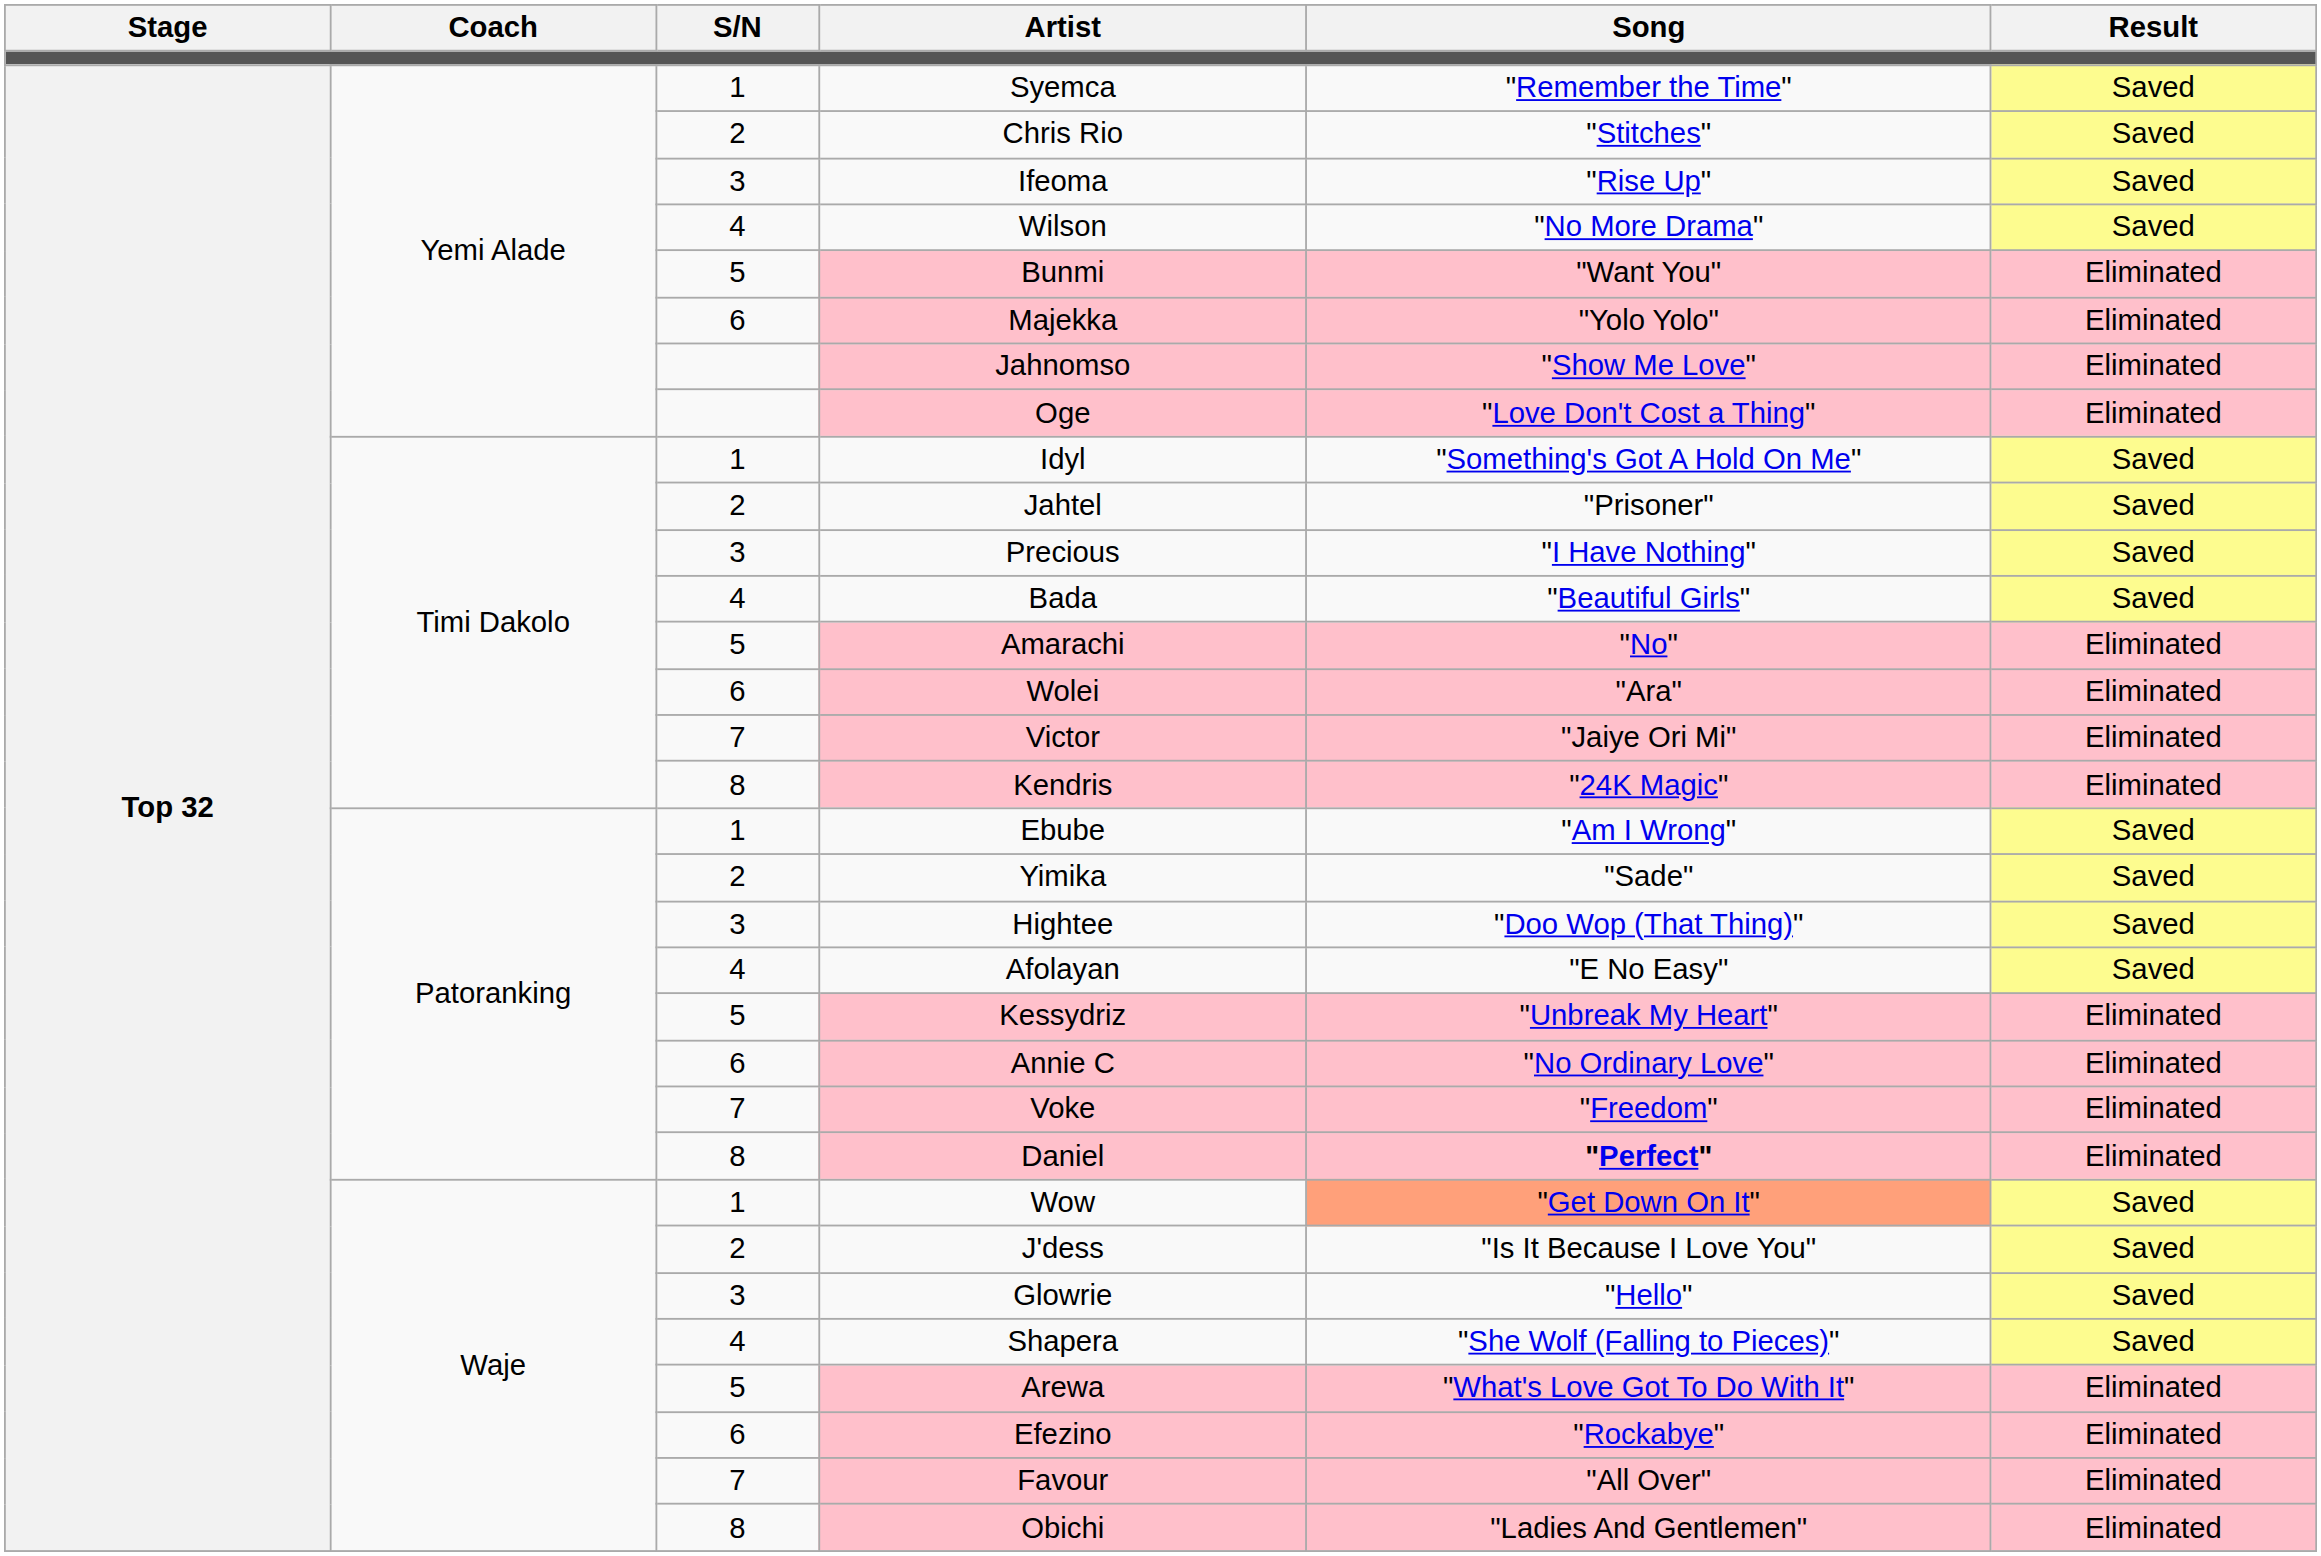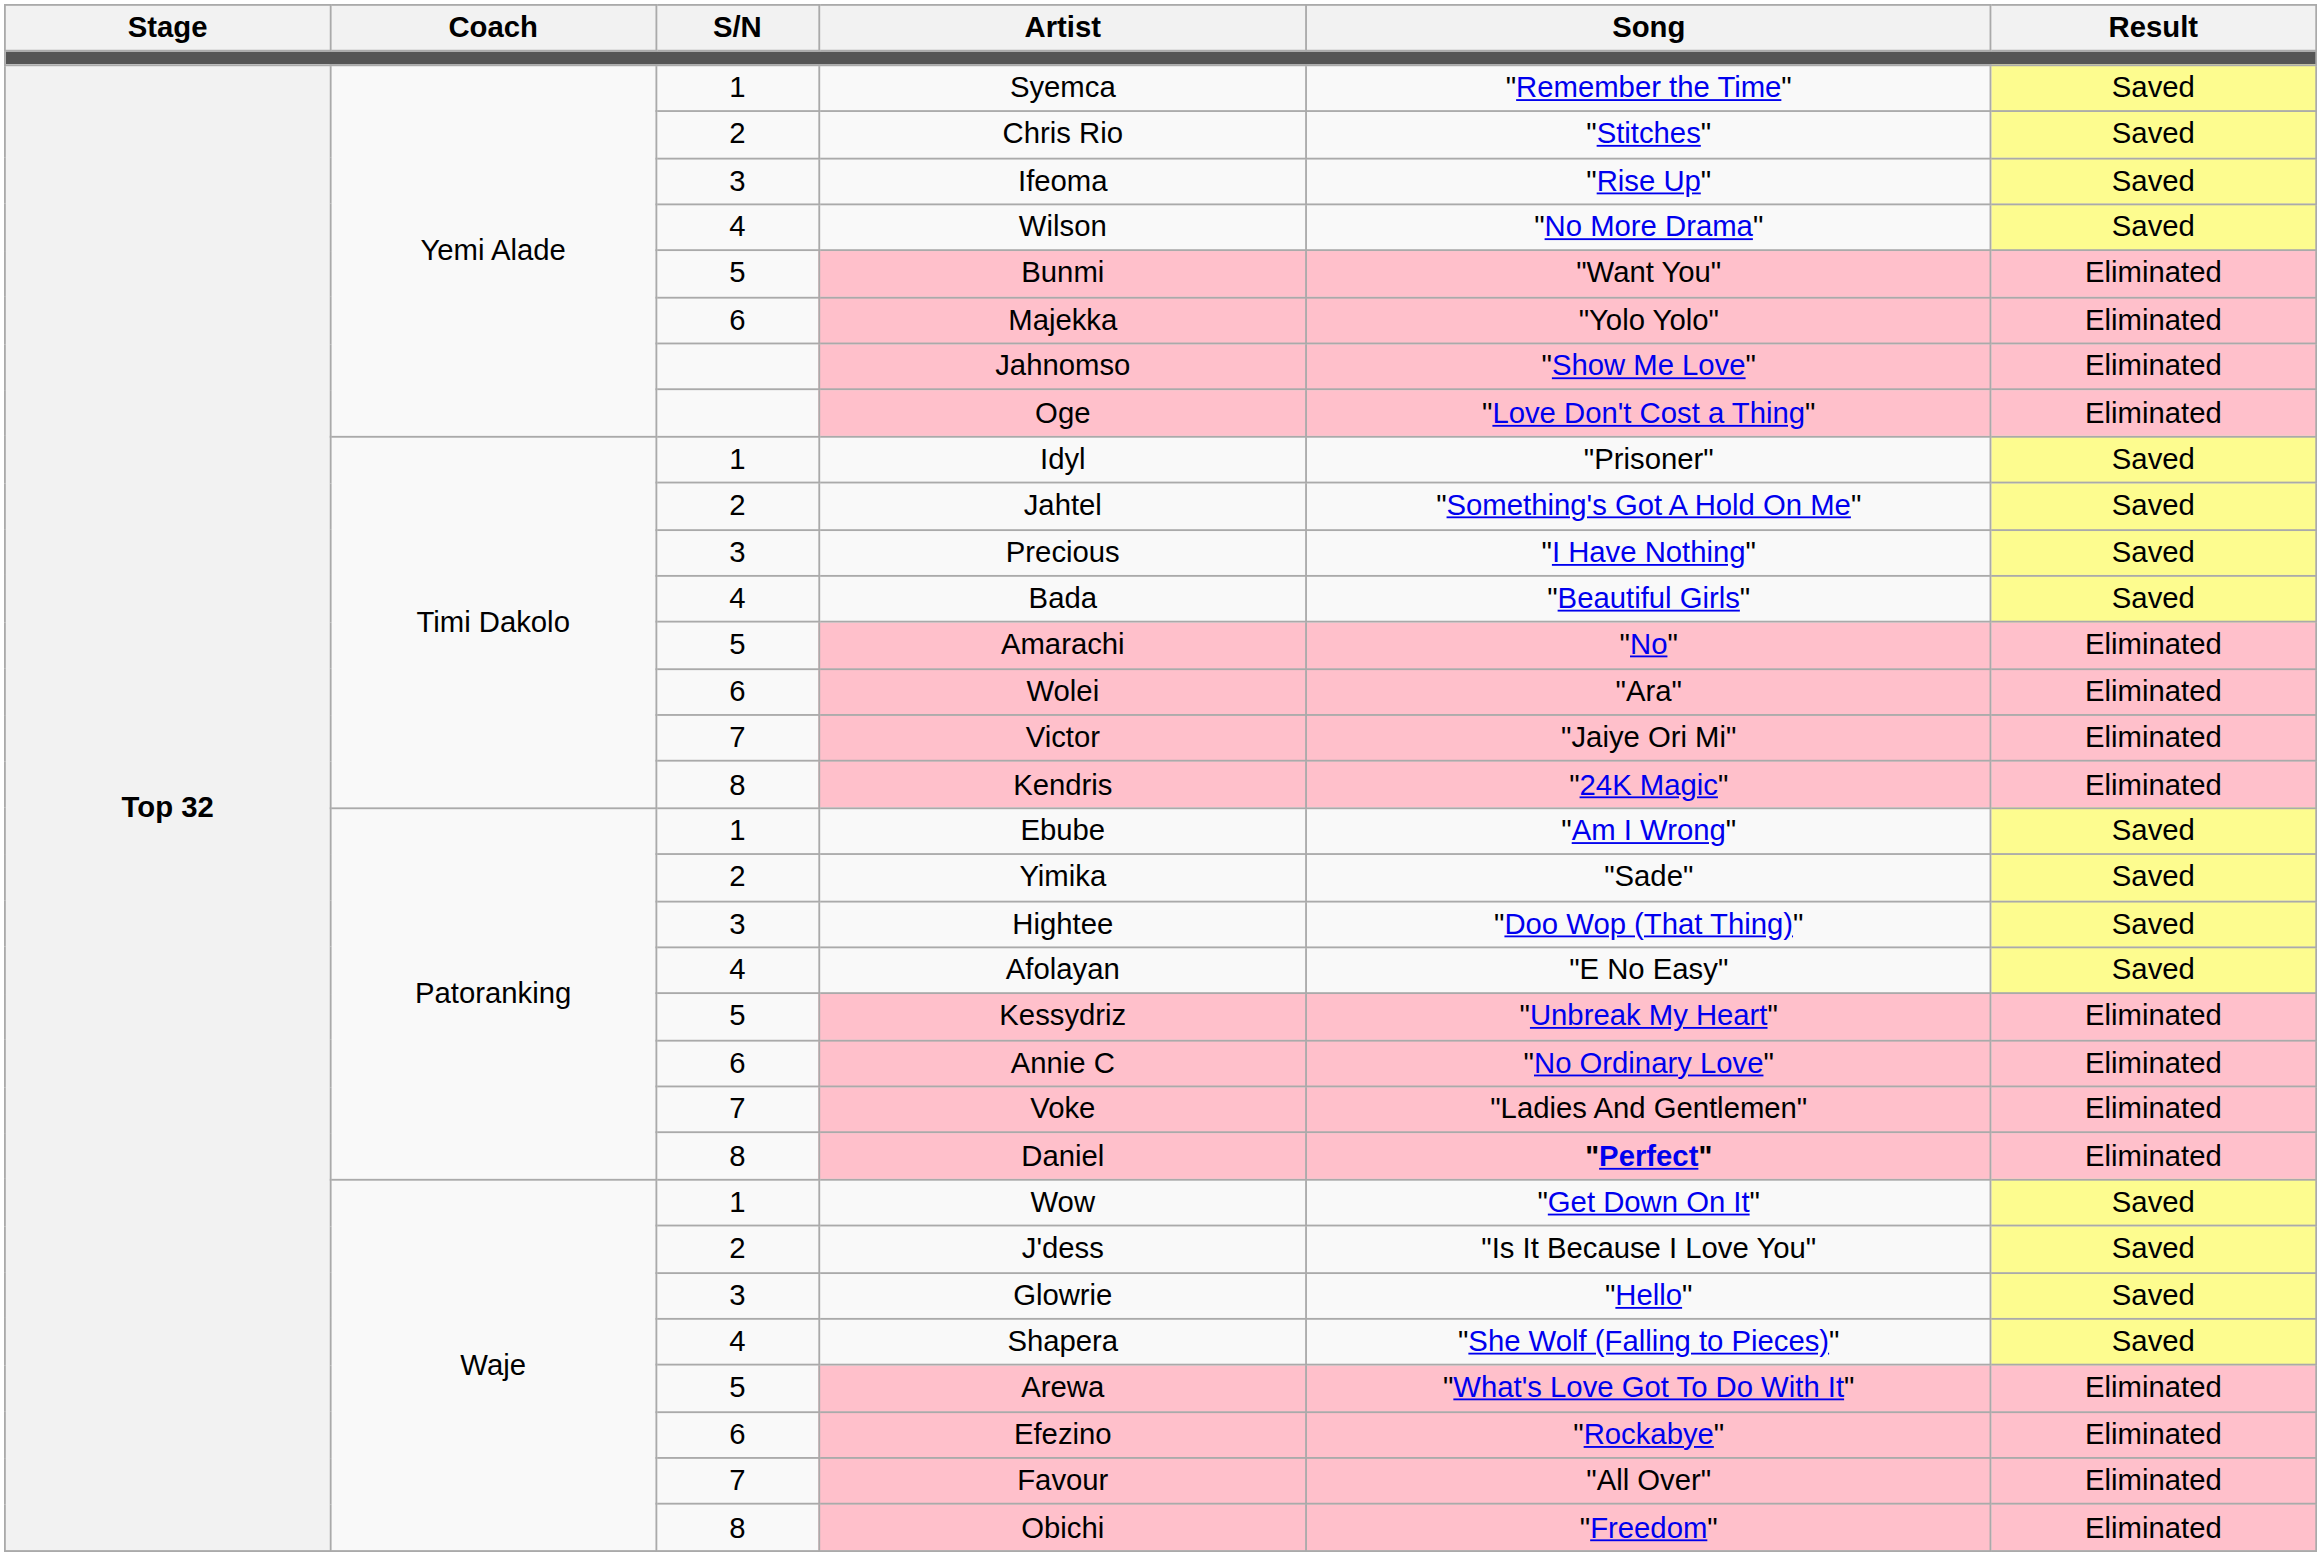(1649, 459) "Something's Got A Hold On Me" -> (1649, 459) "Prisoner"
(1649, 505) "Prisoner" -> (1649, 505) "Something's Got A Hold On Me"
(1649, 1109) "Freedom" -> (1649, 1109) "Ladies And Gentlemen"
(1649, 1202) lightsalmon background -> (1649, 1202) no background
(1649, 1527) "Ladies And Gentlemen" -> (1649, 1527) "Freedom"
